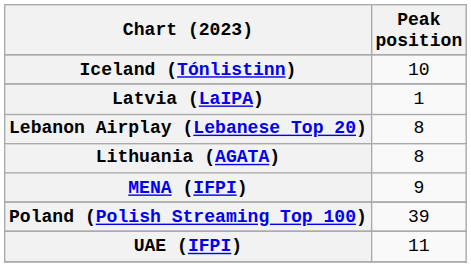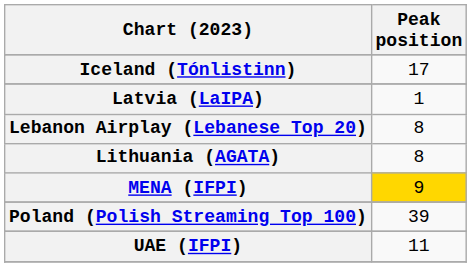(419, 70) 10 -> (419, 70) 17
(419, 188) no background -> (419, 188) gold background
